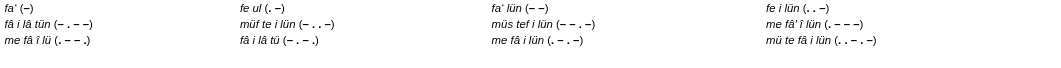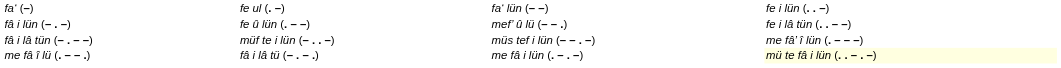+ row: (38, 24)
(821, 40) no background -> (821, 55) lightyellow background
